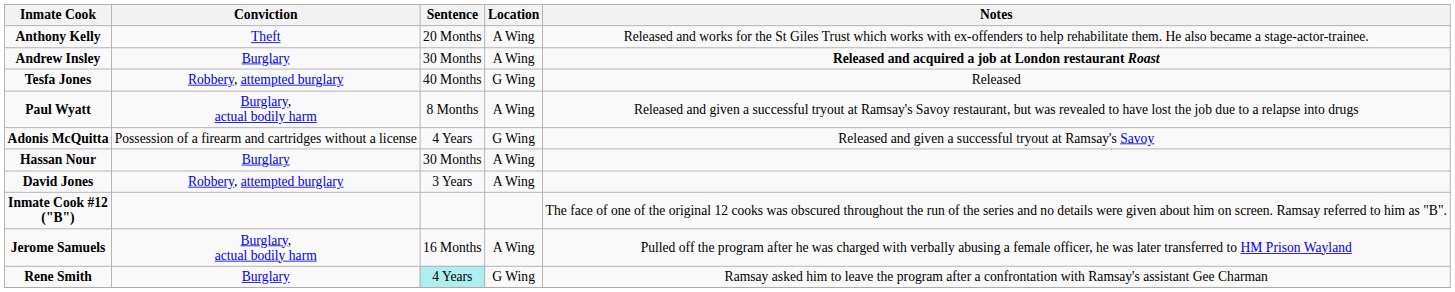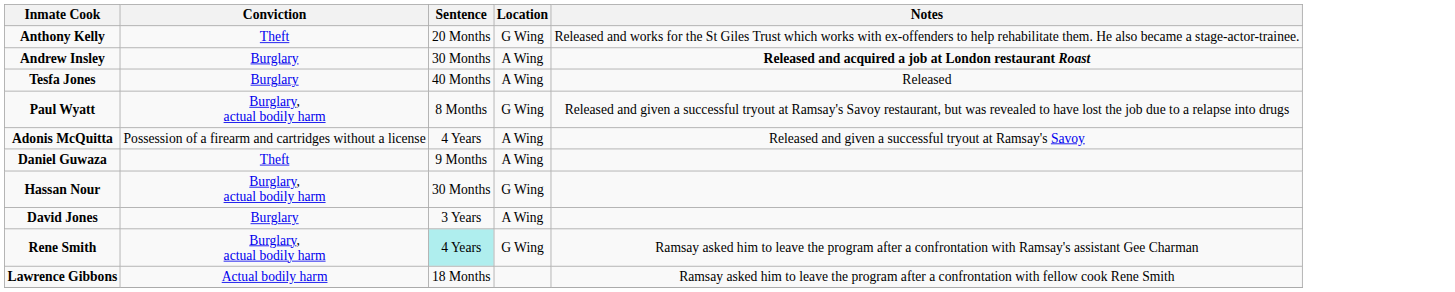(514, 36) A Wing -> (522, 36) G Wing
(266, 79) Robbery, attempted burglary -> (275, 79) Burglary
(514, 79) G Wing -> (522, 79) A Wing
(514, 109) A Wing -> (522, 109) G Wing
(514, 138) G Wing -> (522, 138) A Wing
+ row: (62, 159)
(266, 159) Burglary -> (275, 189) Burglary, actual bodily harm
(514, 159) A Wing -> (522, 189) G Wing
(266, 181) Robbery, attempted burglary -> (275, 218) Burglary
- row: (58, 210)
- row: (58, 247)
(266, 276) Burglary -> (275, 247) Burglary, actual bodily harm
+ row: (62, 276)
